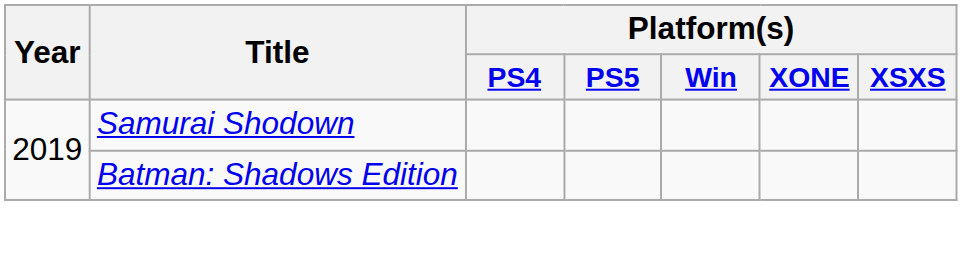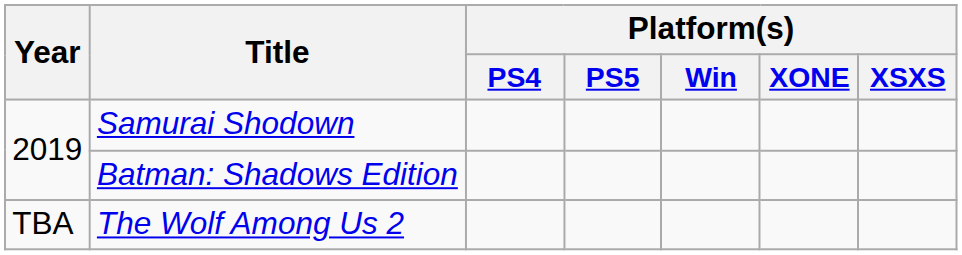+ row: (250, 224)
